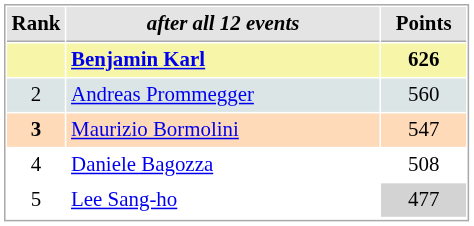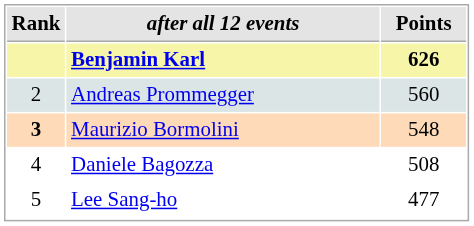(424, 129) 547 -> (424, 129) 548
(424, 199) lightgrey background -> (424, 199) no background
